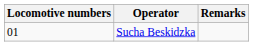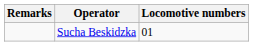columns swapped: (59, 13) <-> (223, 13)
